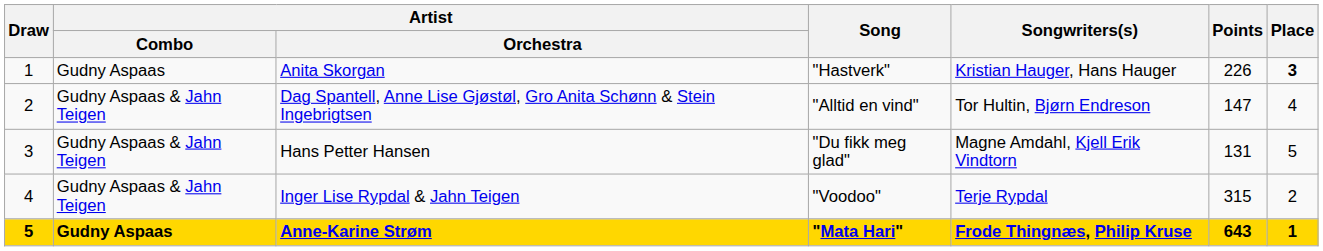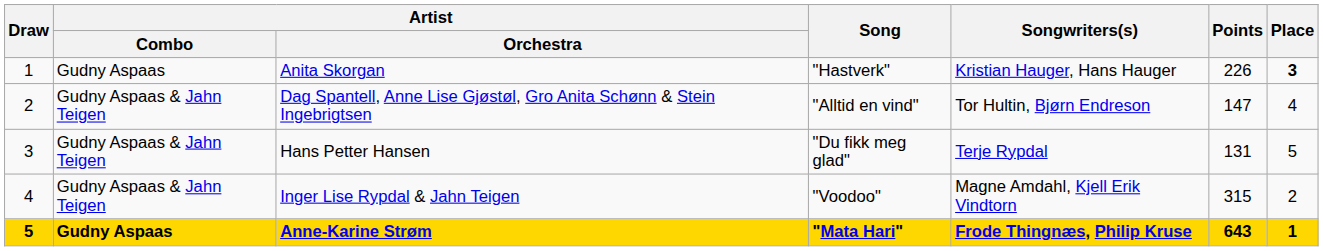(1048, 151) Magne Amdahl, Kjell Erik Vindtorn -> (1001, 151) Terje Rypdal
(1001, 196) Terje Rypdal -> (1048, 196) Magne Amdahl, Kjell Erik Vindtorn
